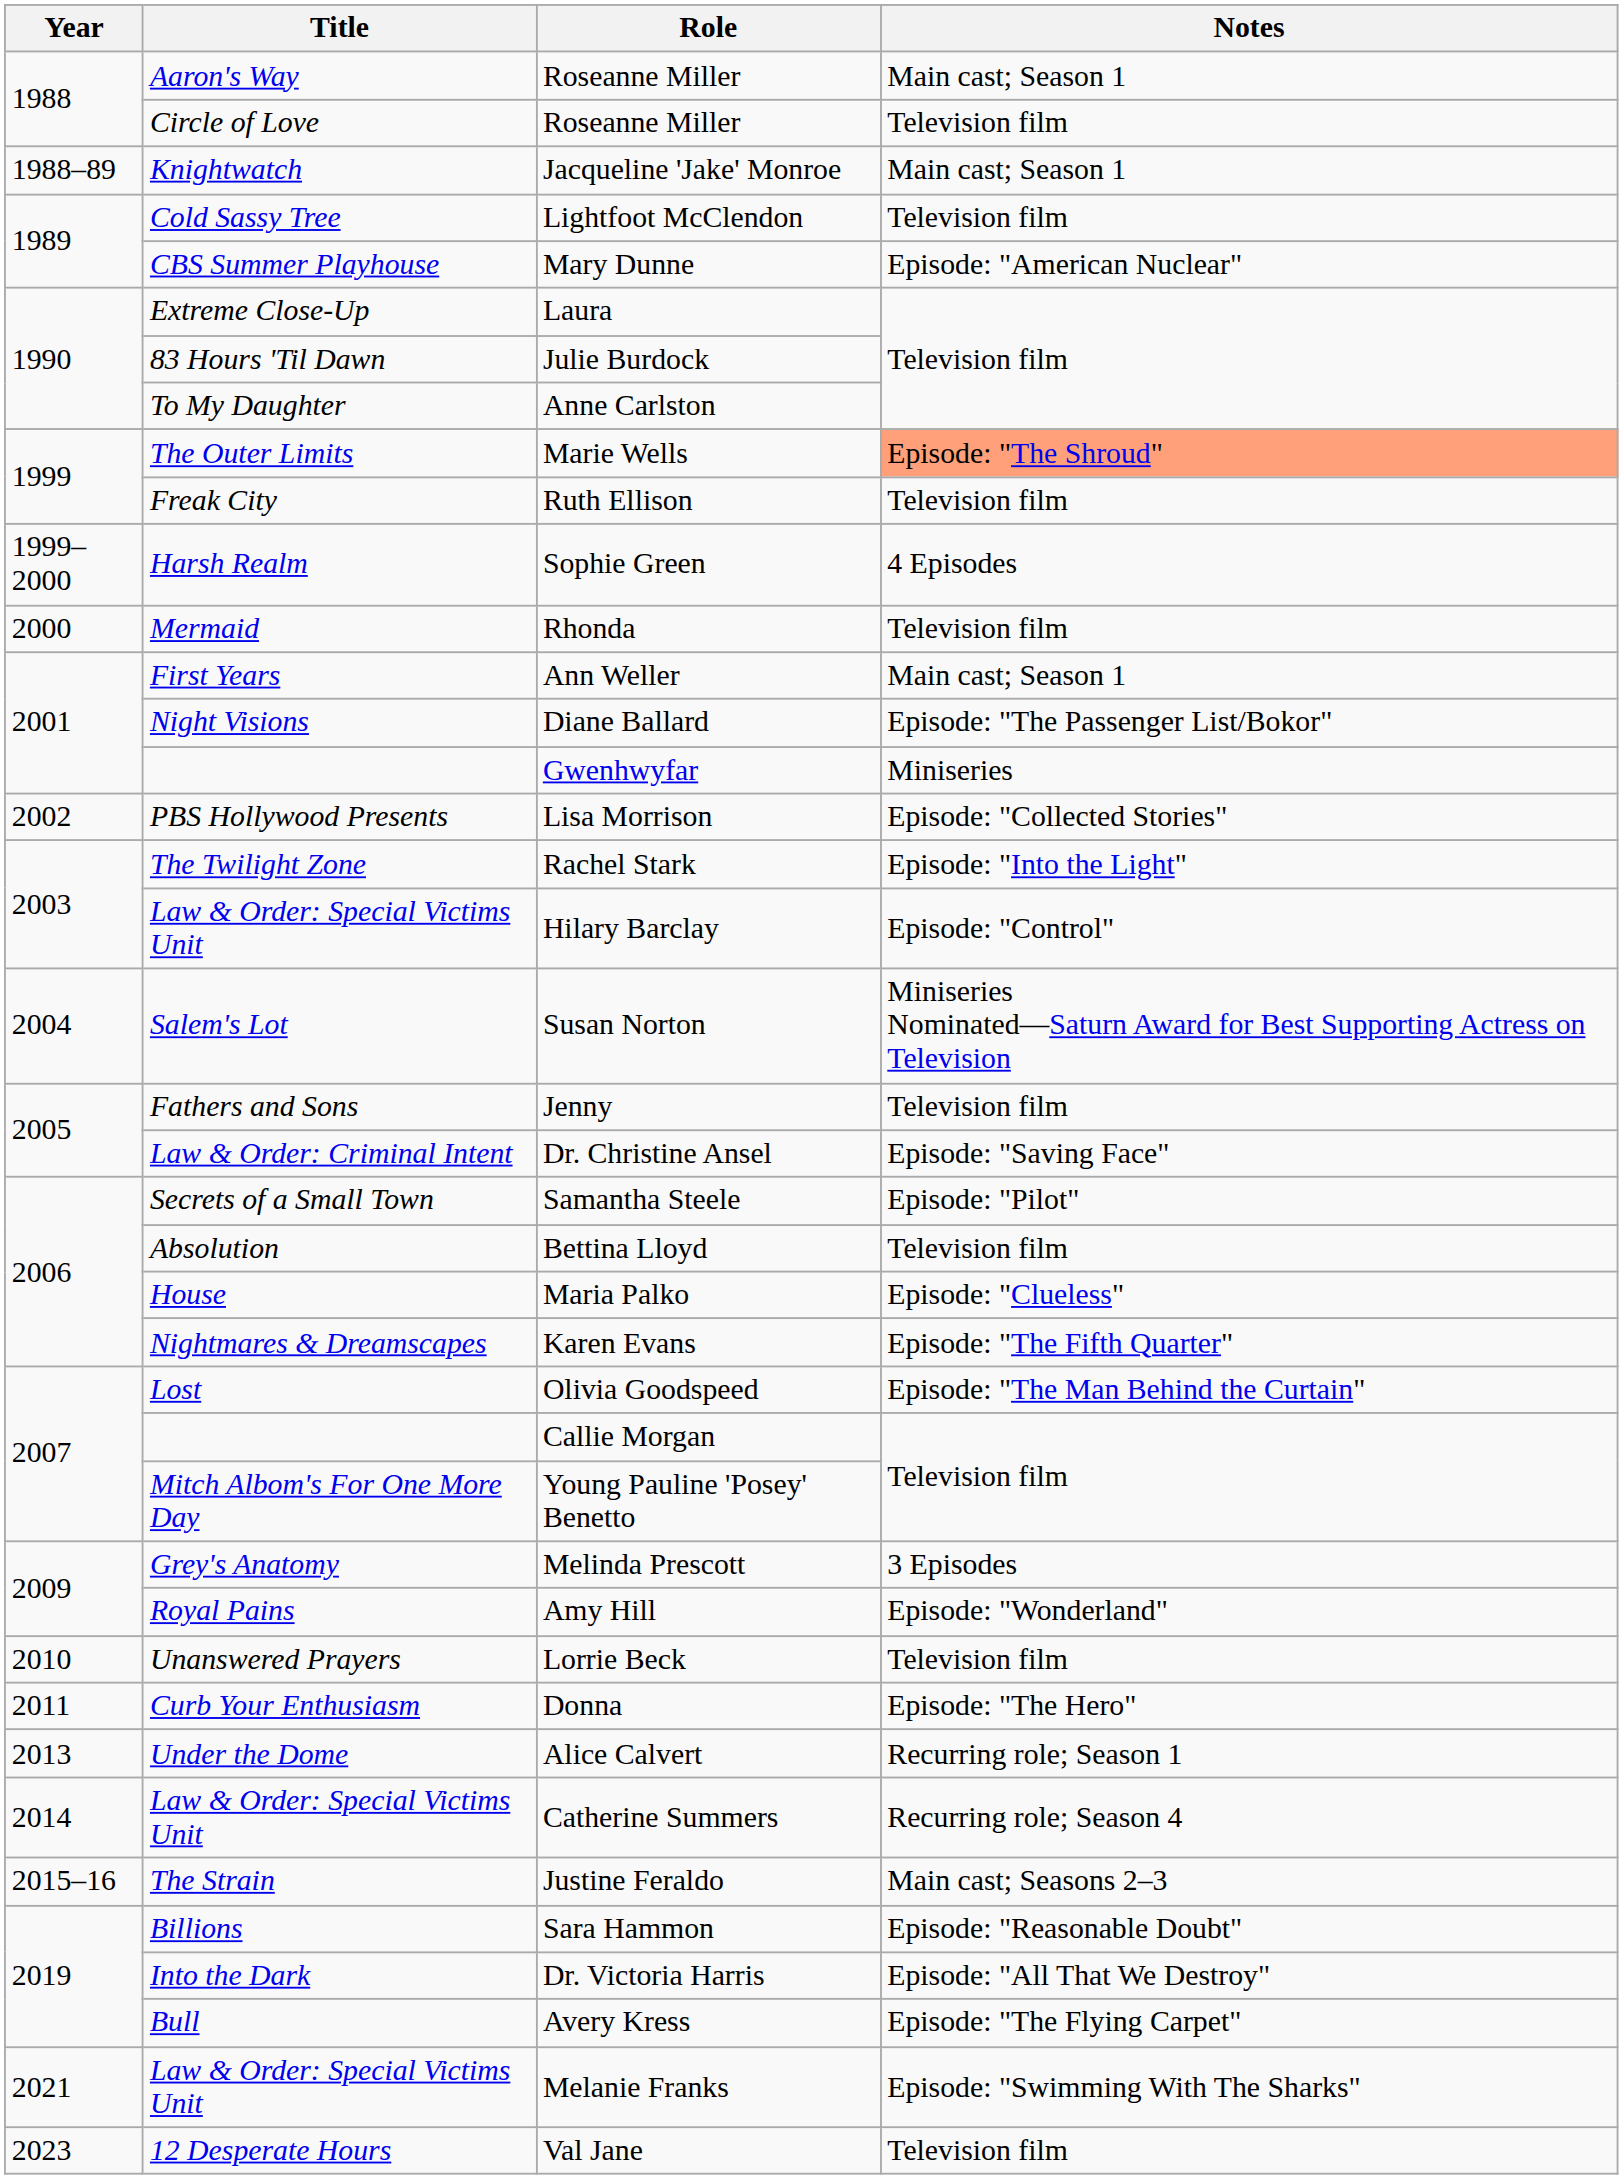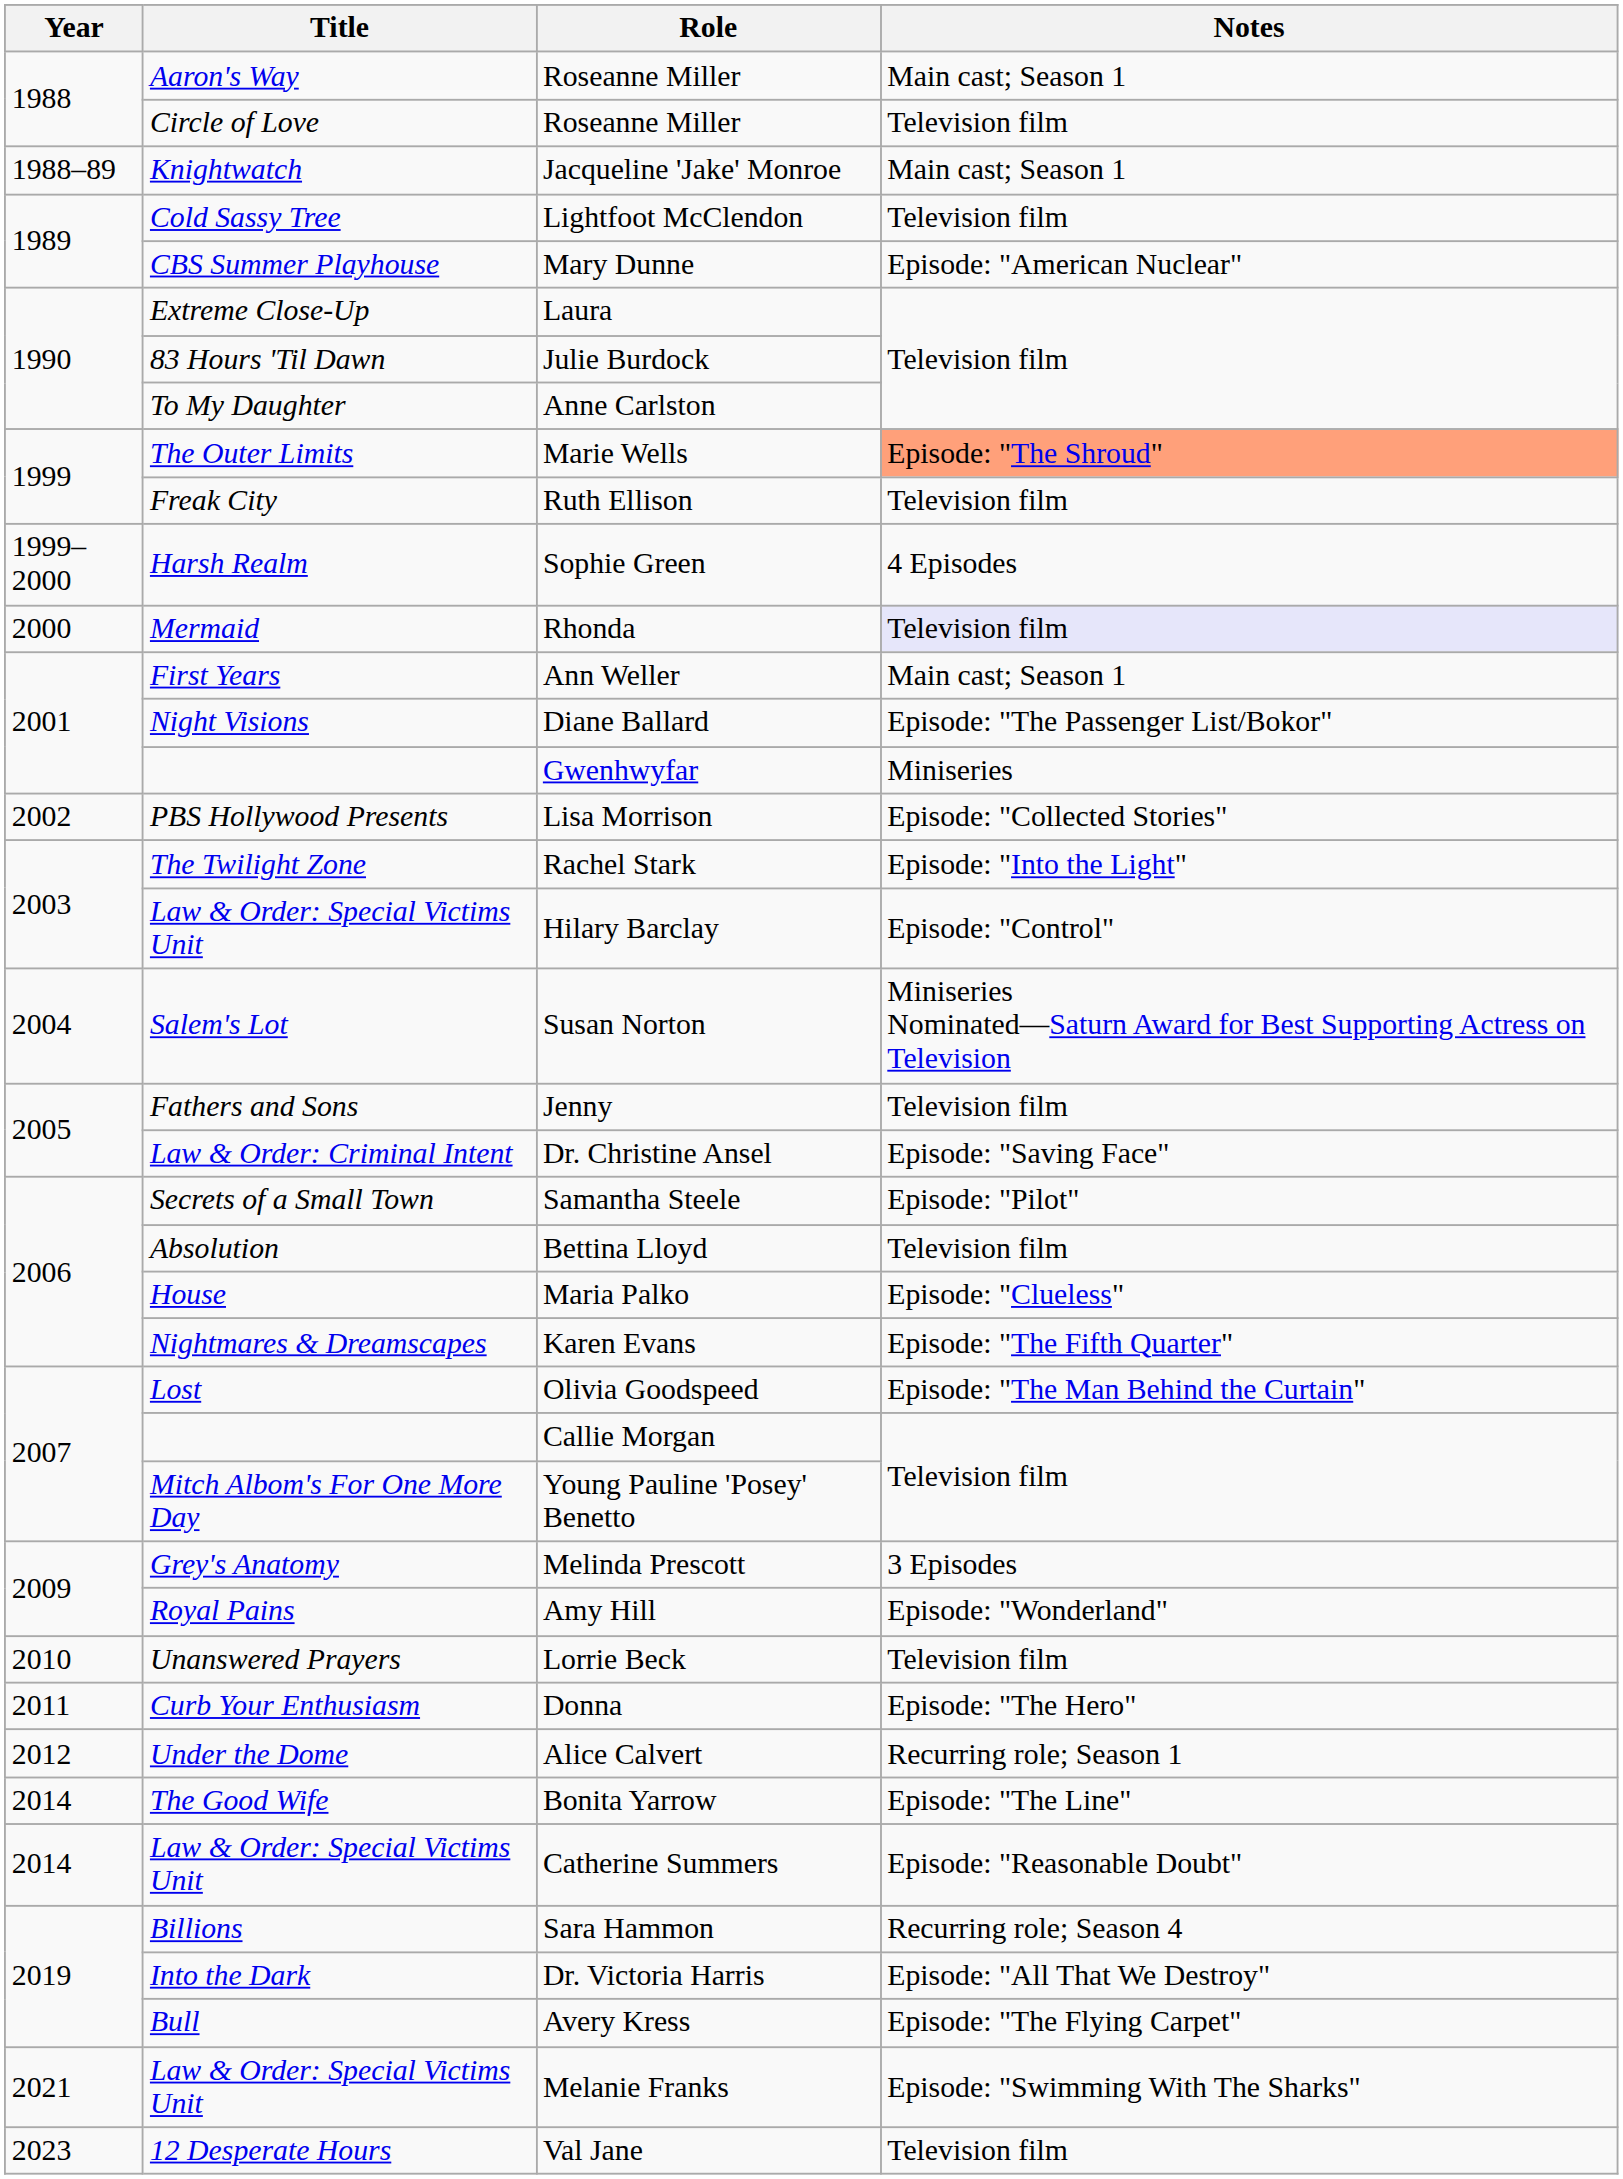(978, 627) no background -> (978, 627) lavender background
(42, 1753) 2013 -> (42, 1753) 2012
+ row: (239, 1800)
(1035, 1816) Recurring role; Season 4 -> (1065, 1864) Episode: "Reasonable Doubt"
- row: (212, 1880)
(1065, 1928) Episode: "Reasonable Doubt" -> (1035, 1928) Recurring role; Season 4
